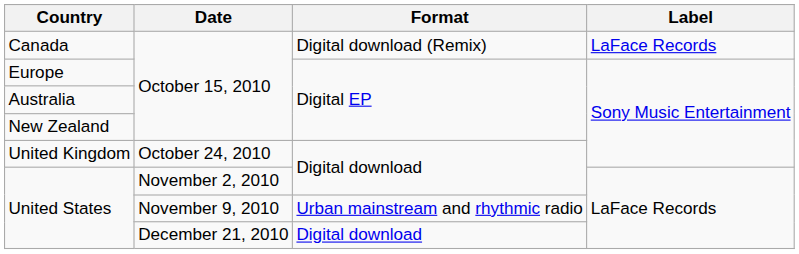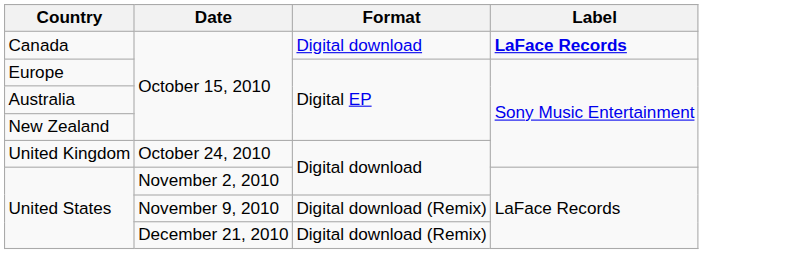(392, 45) Digital download (Remix) -> (359, 45) Digital download
(654, 45) normal -> (561, 45) bold
(440, 208) Urban mainstream and rhythmic radio -> (392, 208) Digital download (Remix)
(359, 235) Digital download -> (392, 235) Digital download (Remix)
